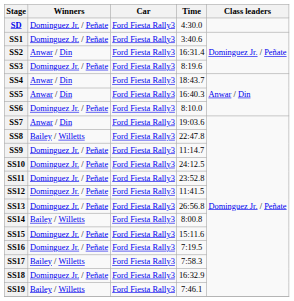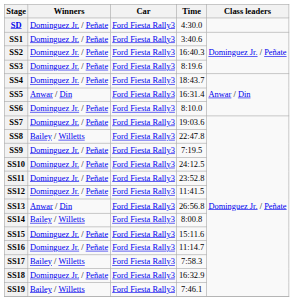(51, 52) Anwar / Din -> (69, 52) Dominguez Jr. / Peñate
(192, 52) 16:31.4 -> (192, 52) 16:40.3
(51, 80) Anwar / Din -> (69, 80) Dominguez Jr. / Peñate
(192, 94) 16:40.3 -> (192, 94) 16:31.4
(51, 122) Anwar / Din -> (69, 122) Dominguez Jr. / Peñate
(192, 150) 11:14.7 -> (192, 150) 7:19.5
(69, 205) Dominguez Jr. / Peñate -> (51, 205) Anwar / Din
(192, 247) 7:19.5 -> (192, 247) 11:14.7
